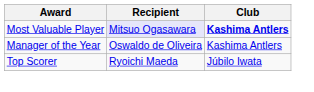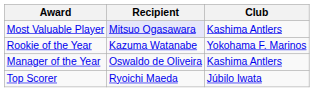(248, 29) bold -> (244, 29) normal
+ row: (49, 45)
